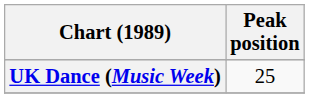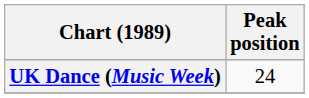(265, 76) 25 -> (265, 76) 24
